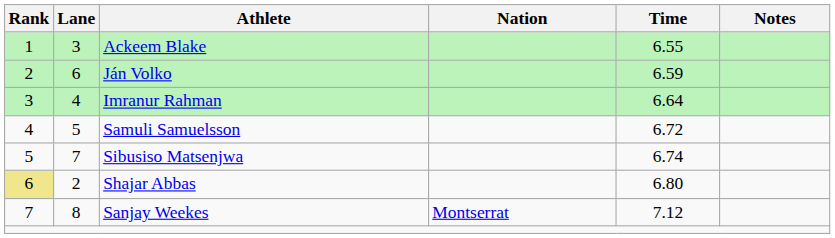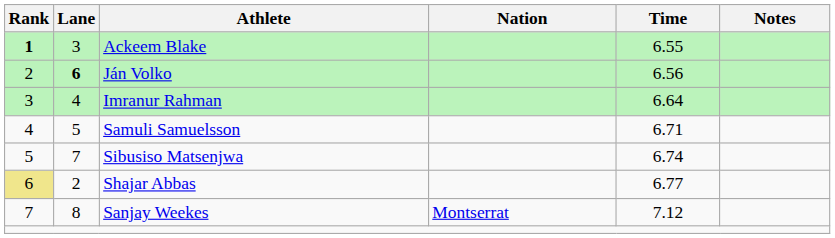(29, 45) normal -> (29, 45) bold
(76, 73) normal -> (76, 73) bold
(668, 73) 6.59 -> (668, 73) 6.56
(668, 128) 6.72 -> (668, 128) 6.71
(668, 184) 6.80 -> (668, 184) 6.77
